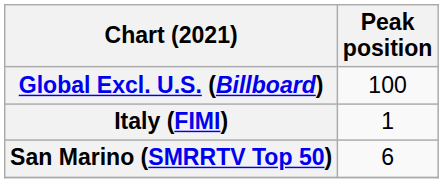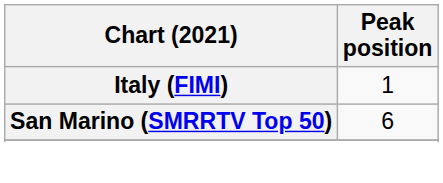- row: (171, 85)
